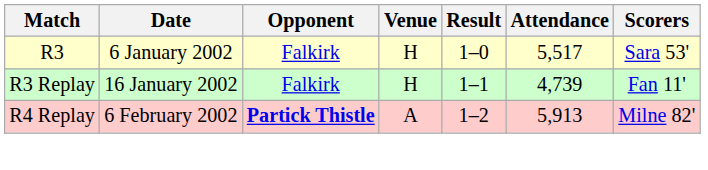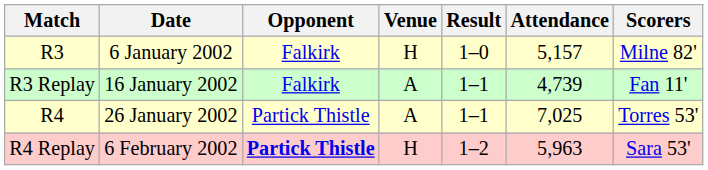(560, 52) 5,517 -> (560, 52) 5,157
(657, 52) Sara 53' -> (658, 52) Milne 82'
(410, 84) H -> (410, 84) A
+ row: (52, 116)
(410, 116) A -> (410, 148) H
(560, 116) 5,913 -> (560, 148) 5,963
(657, 116) Milne 82' -> (658, 148) Sara 53'
